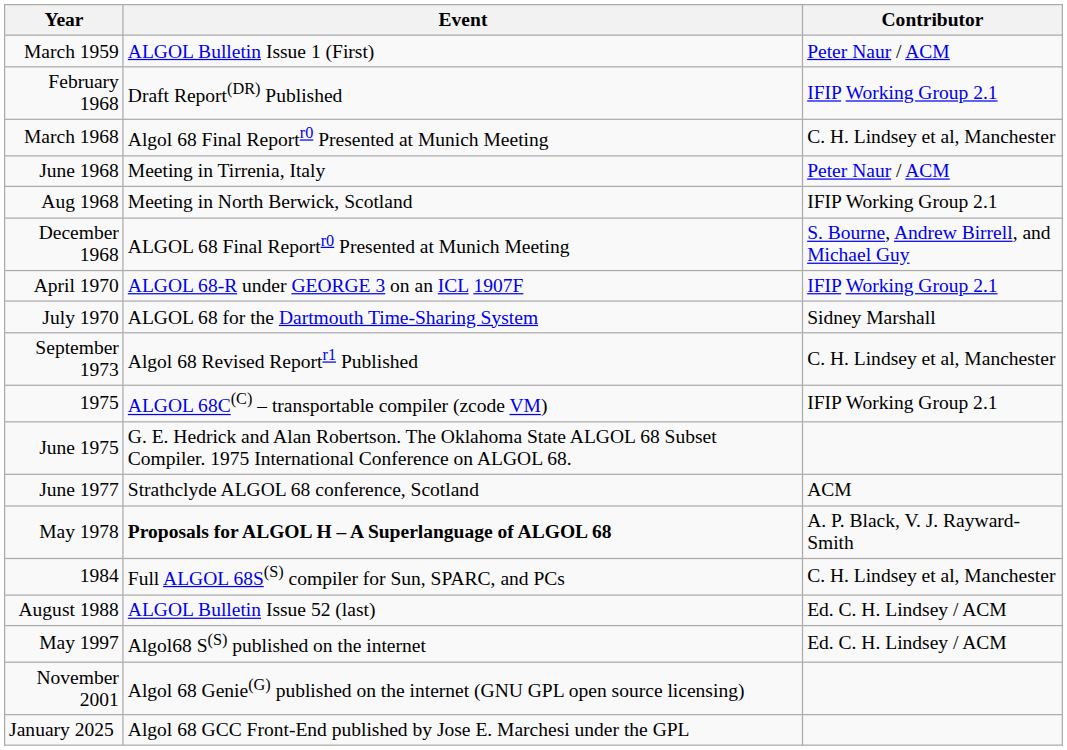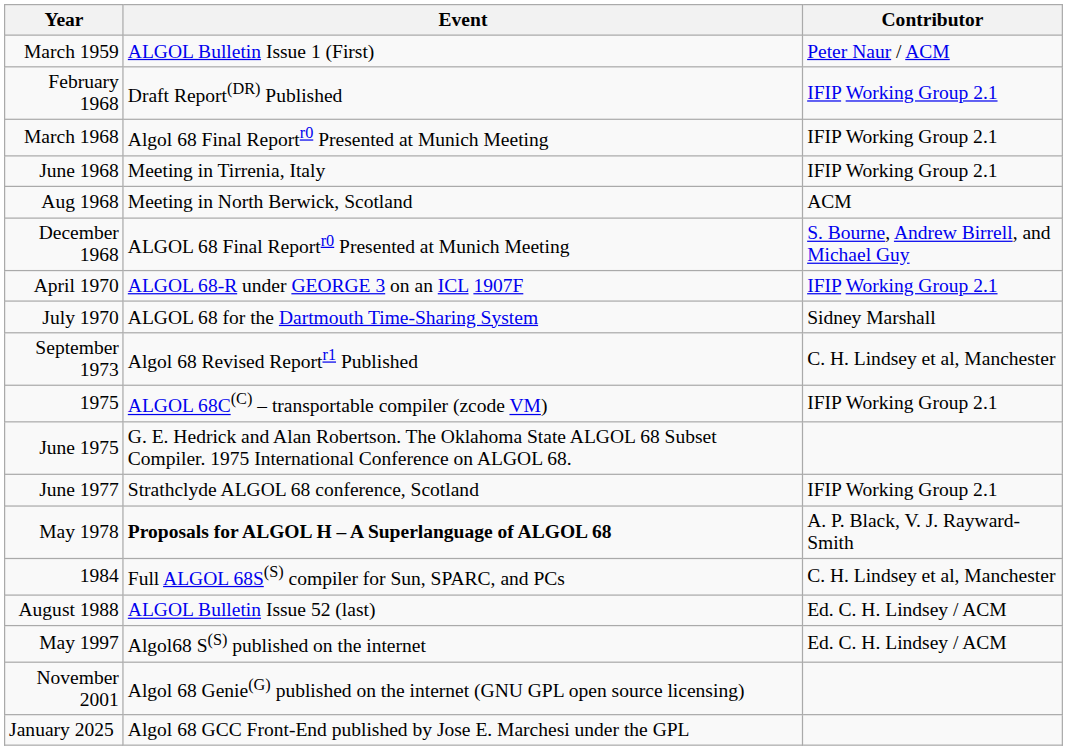(931, 137) C. H. Lindsey et al, Manchester -> (902, 137) IFIP Working Group 2.1
(878, 171) Peter Naur / ACM -> (902, 171) IFIP Working Group 2.1
(902, 202) IFIP Working Group 2.1 -> (829, 202) ACM
(829, 489) ACM -> (902, 489) IFIP Working Group 2.1
